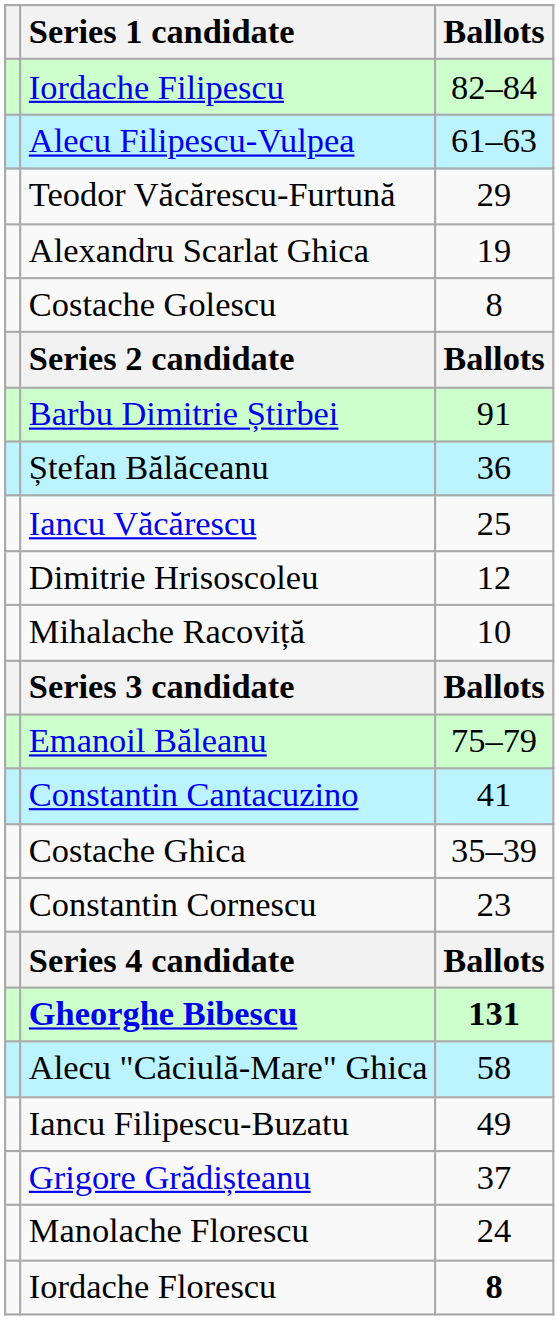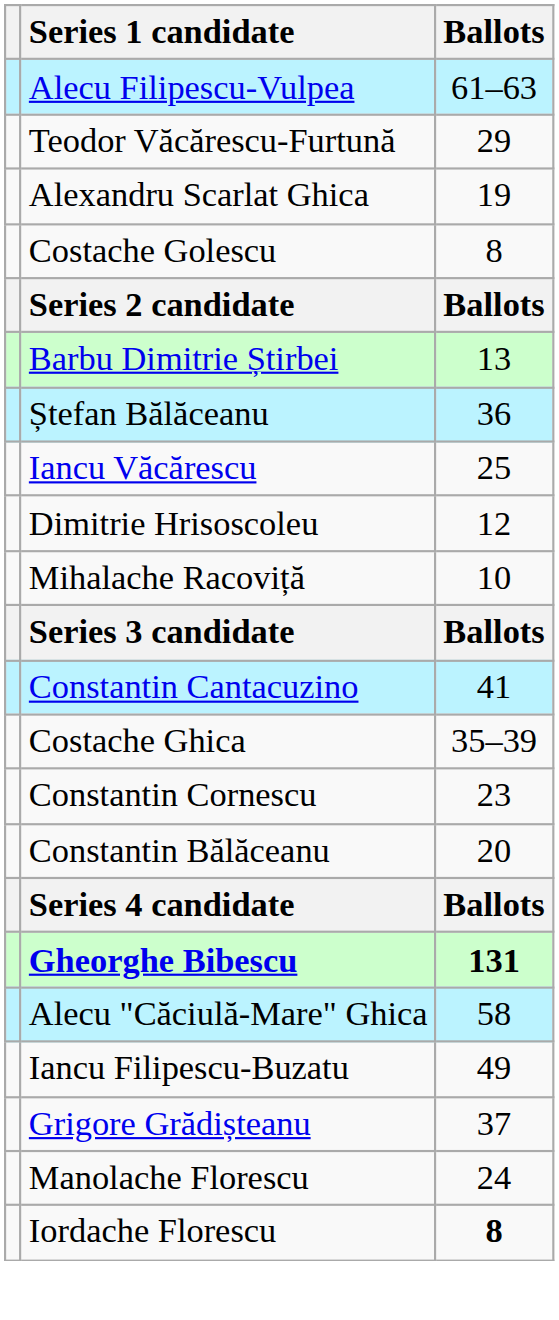- row: (156, 86)
(494, 413) 91 -> (494, 359) 13
- row: (148, 741)
+ row: (179, 850)
